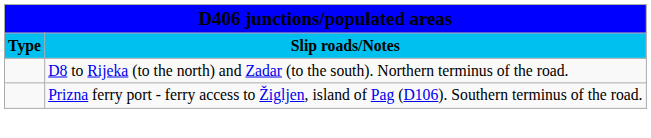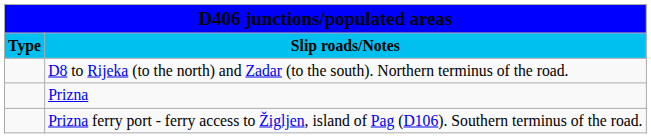+ row: (68, 95)
